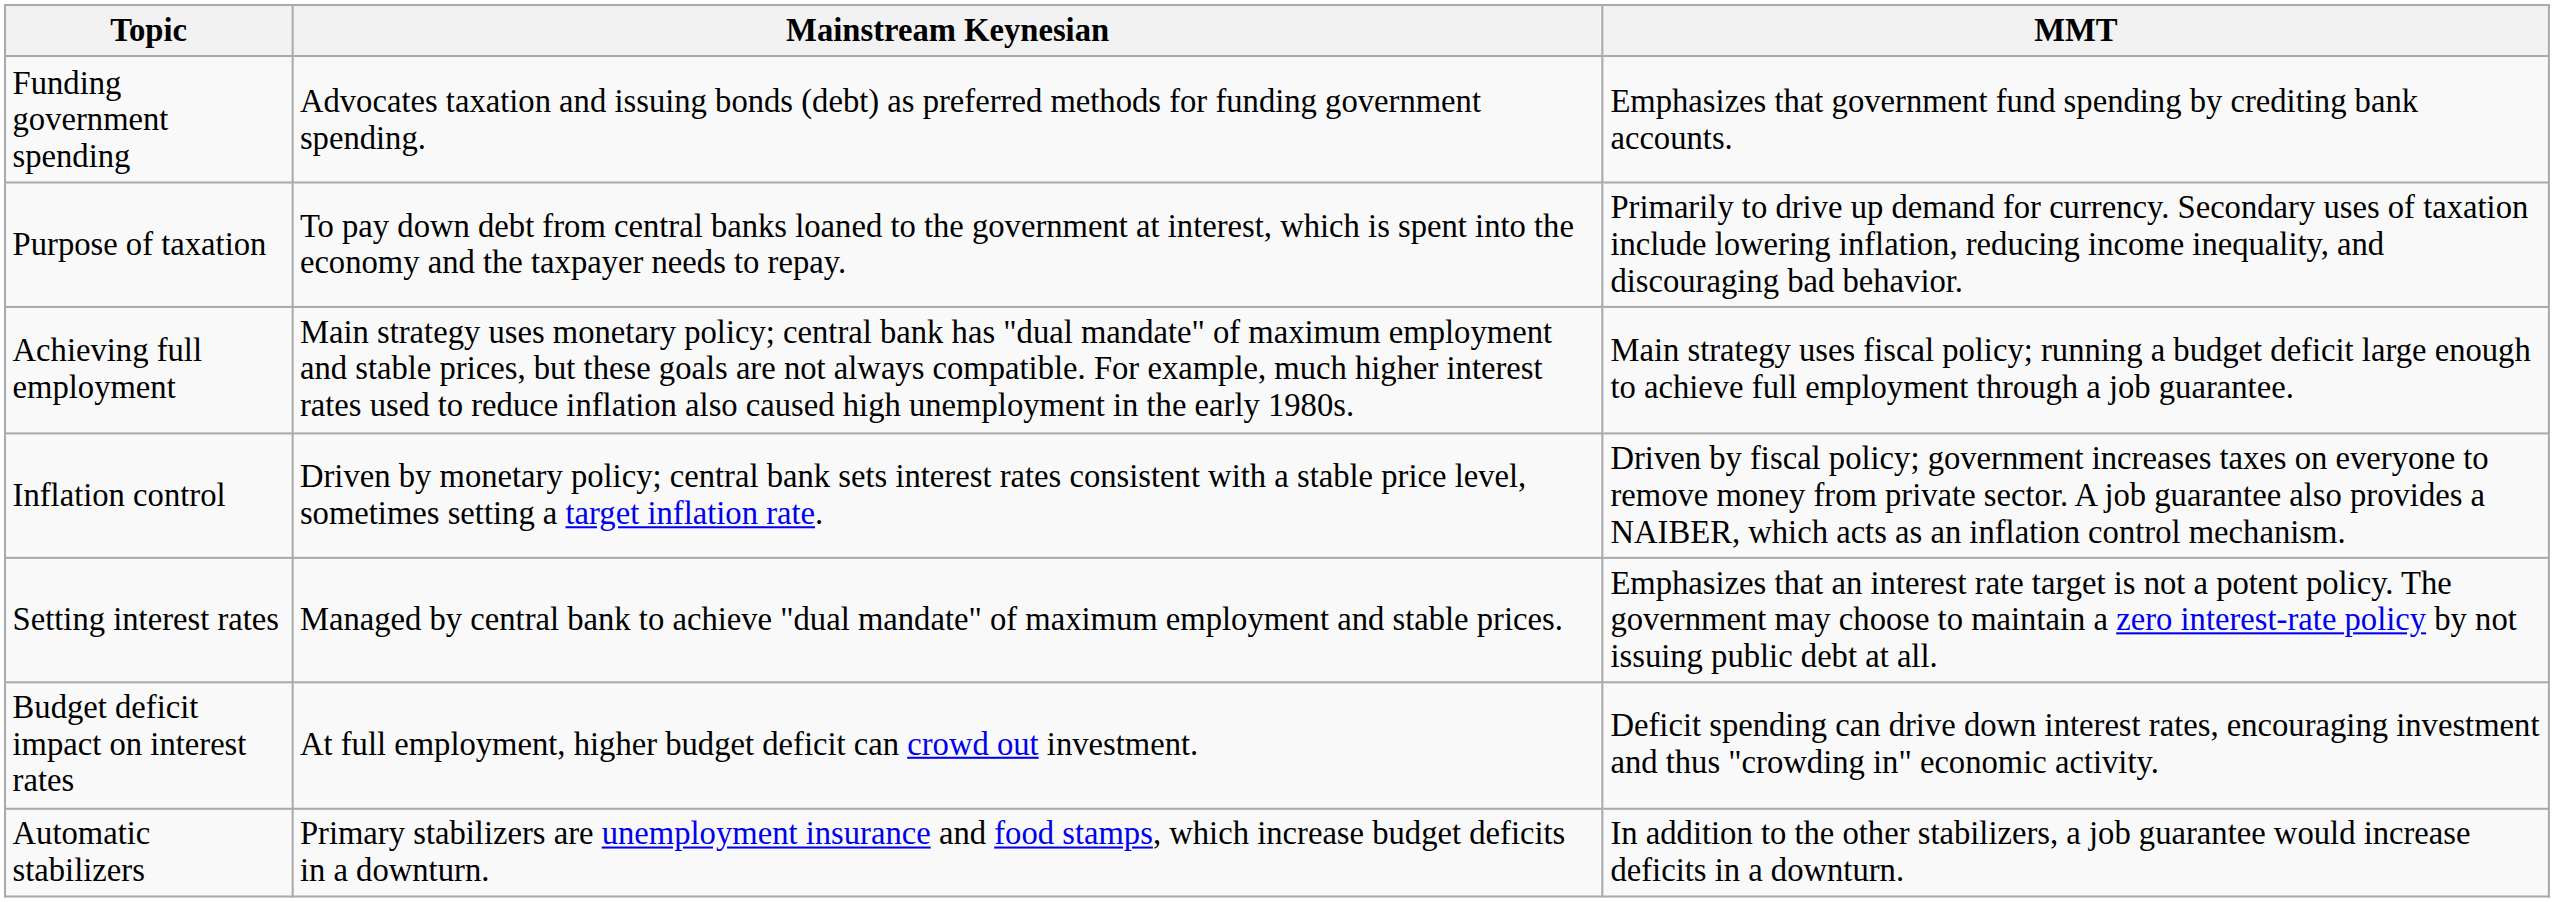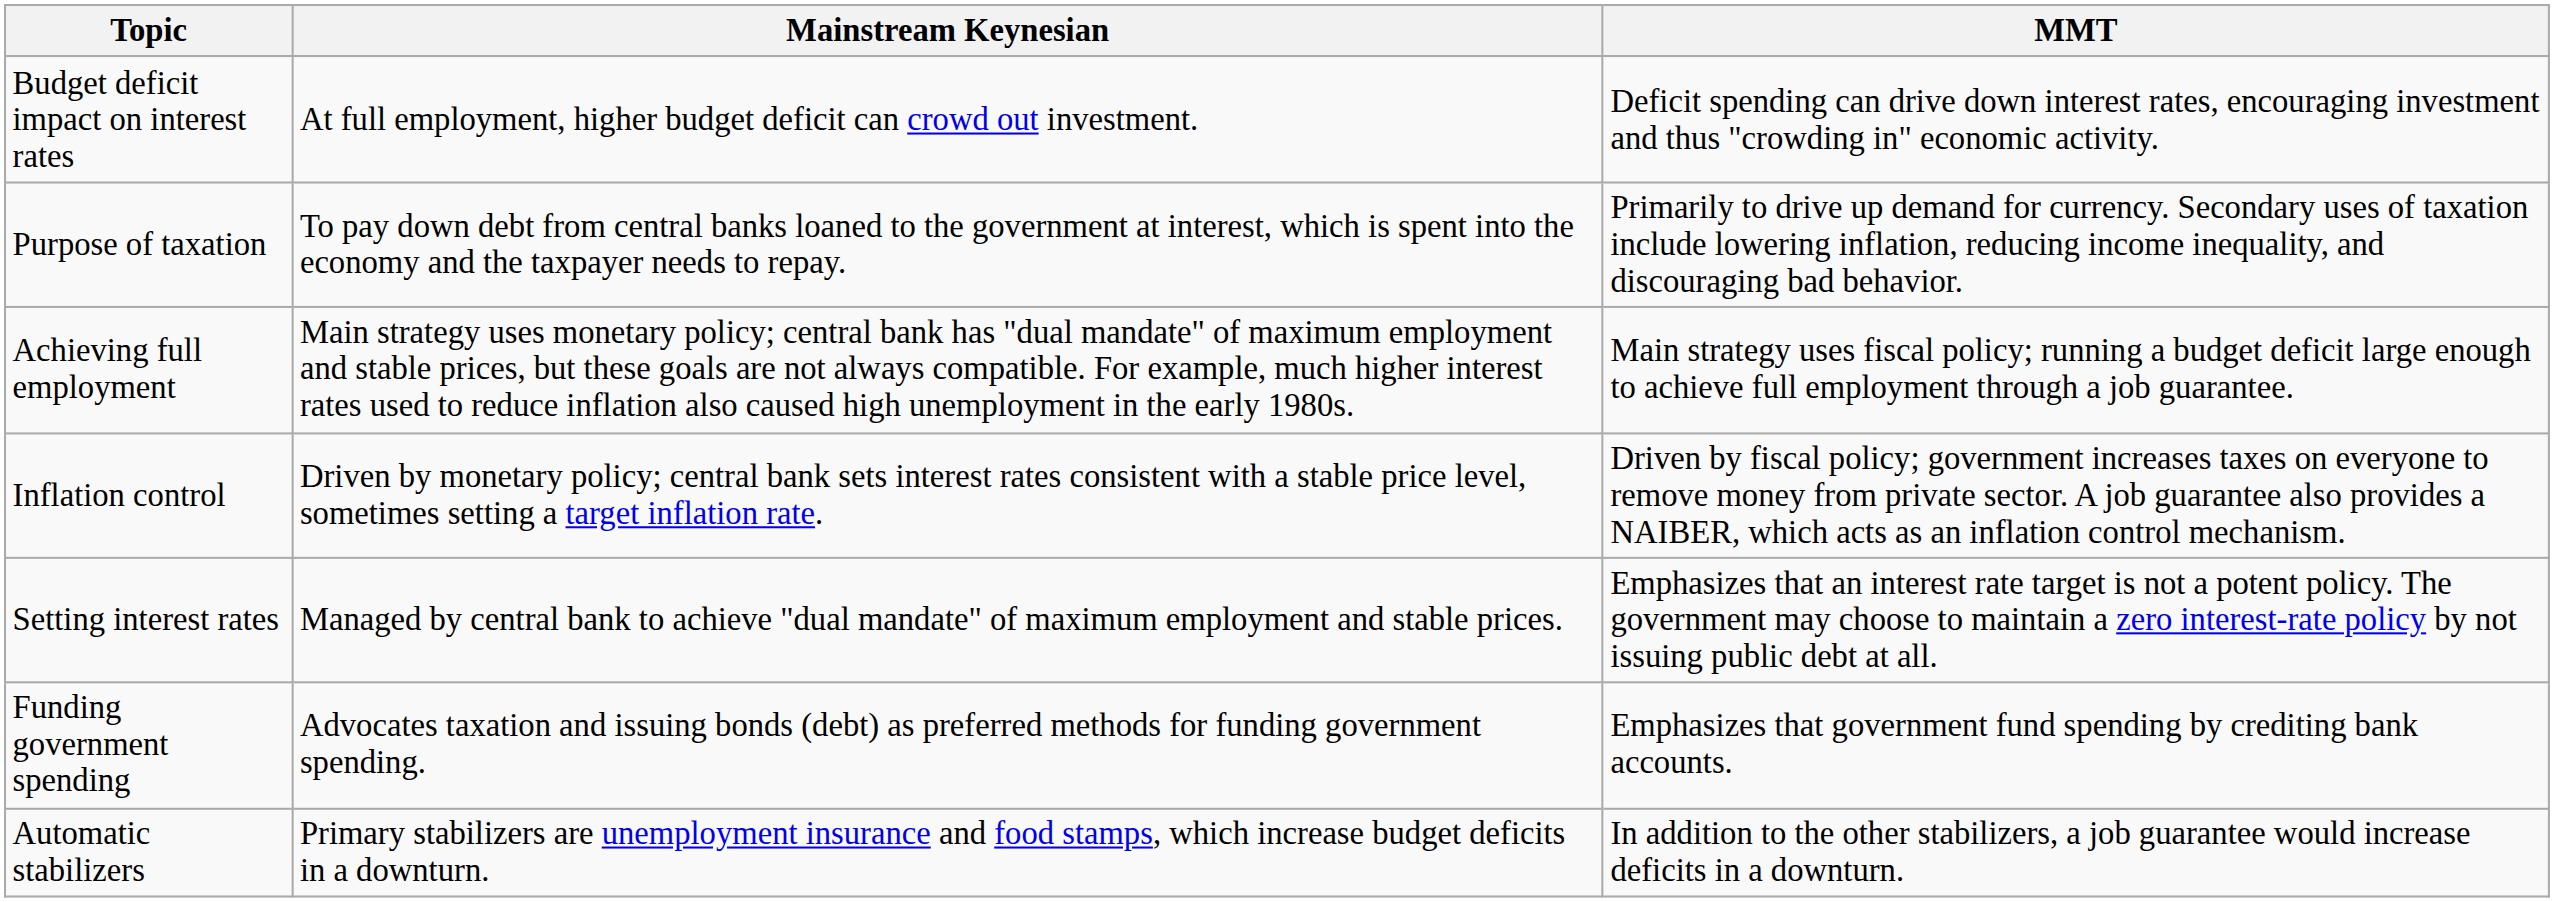rows swapped: (90, 118) <-> (129, 744)
